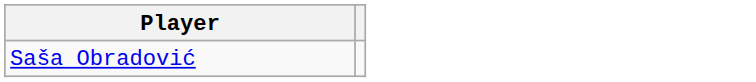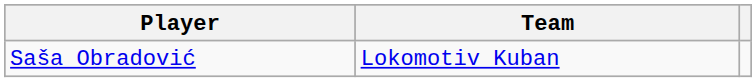+ column: (548, 23)
